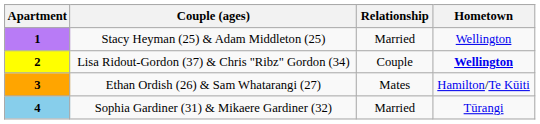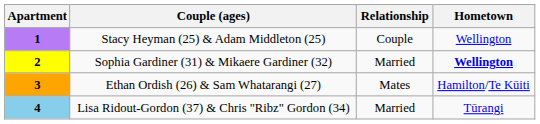(395, 39) Married -> (395, 39) Couple
(213, 62) Lisa Ridout-Gordon (37) & Chris "Ribz" Gordon (34) -> (213, 62) Sophia Gardiner (31) & Mikaere Gardiner (32)
(395, 62) Couple -> (395, 62) Married
(213, 107) Sophia Gardiner (31) & Mikaere Gardiner (32) -> (213, 107) Lisa Ridout-Gordon (37) & Chris "Ribz" Gordon (34)
